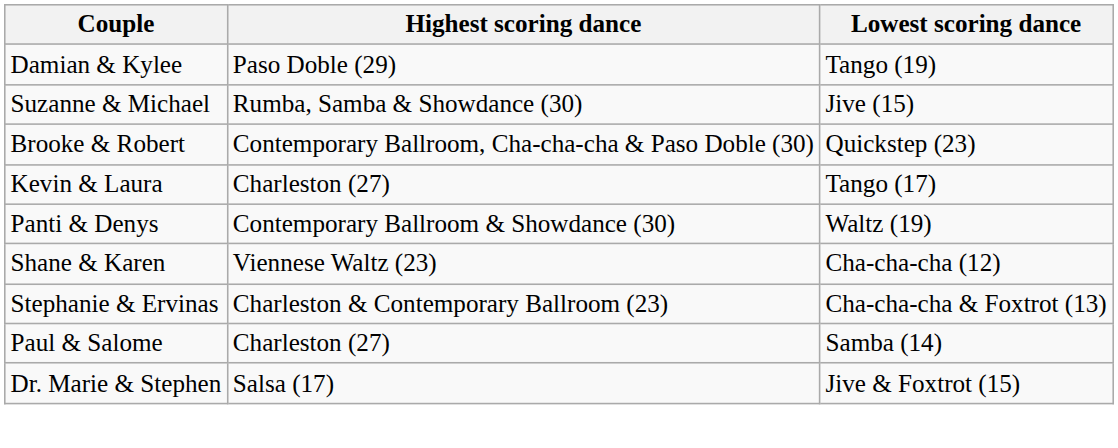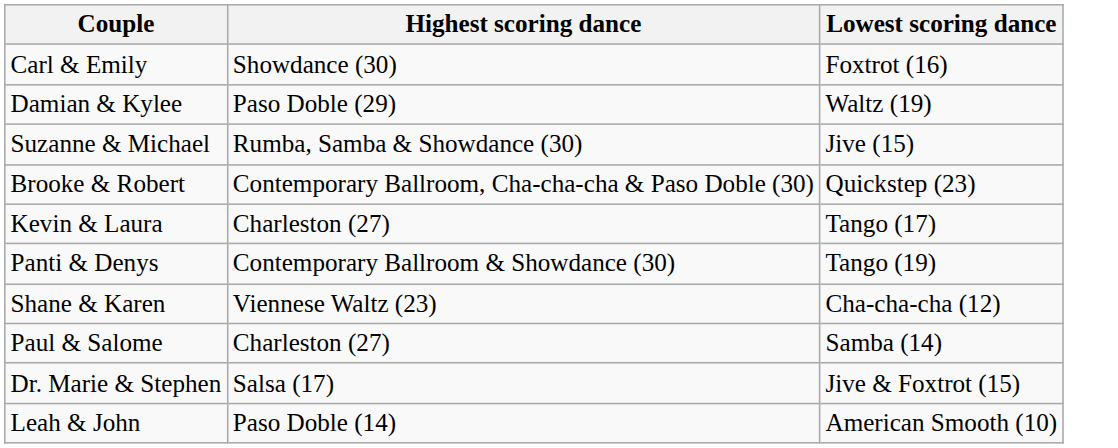+ row: (79, 64)
(881, 64) Tango (19) -> (879, 104) Waltz (19)
(879, 223) Waltz (19) -> (881, 263) Tango (19)
- row: (115, 303)
+ row: (75, 422)
